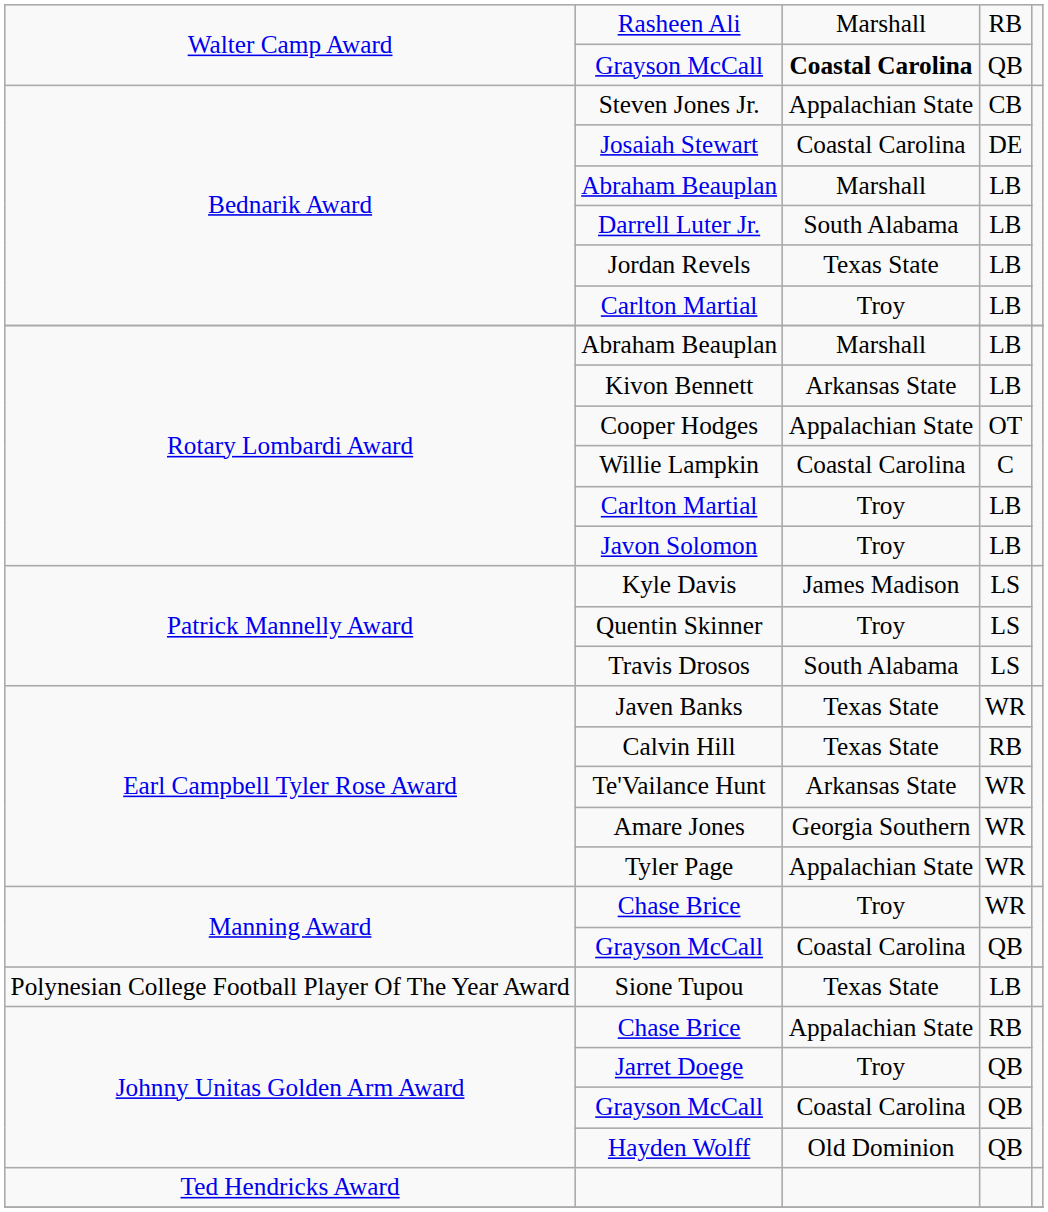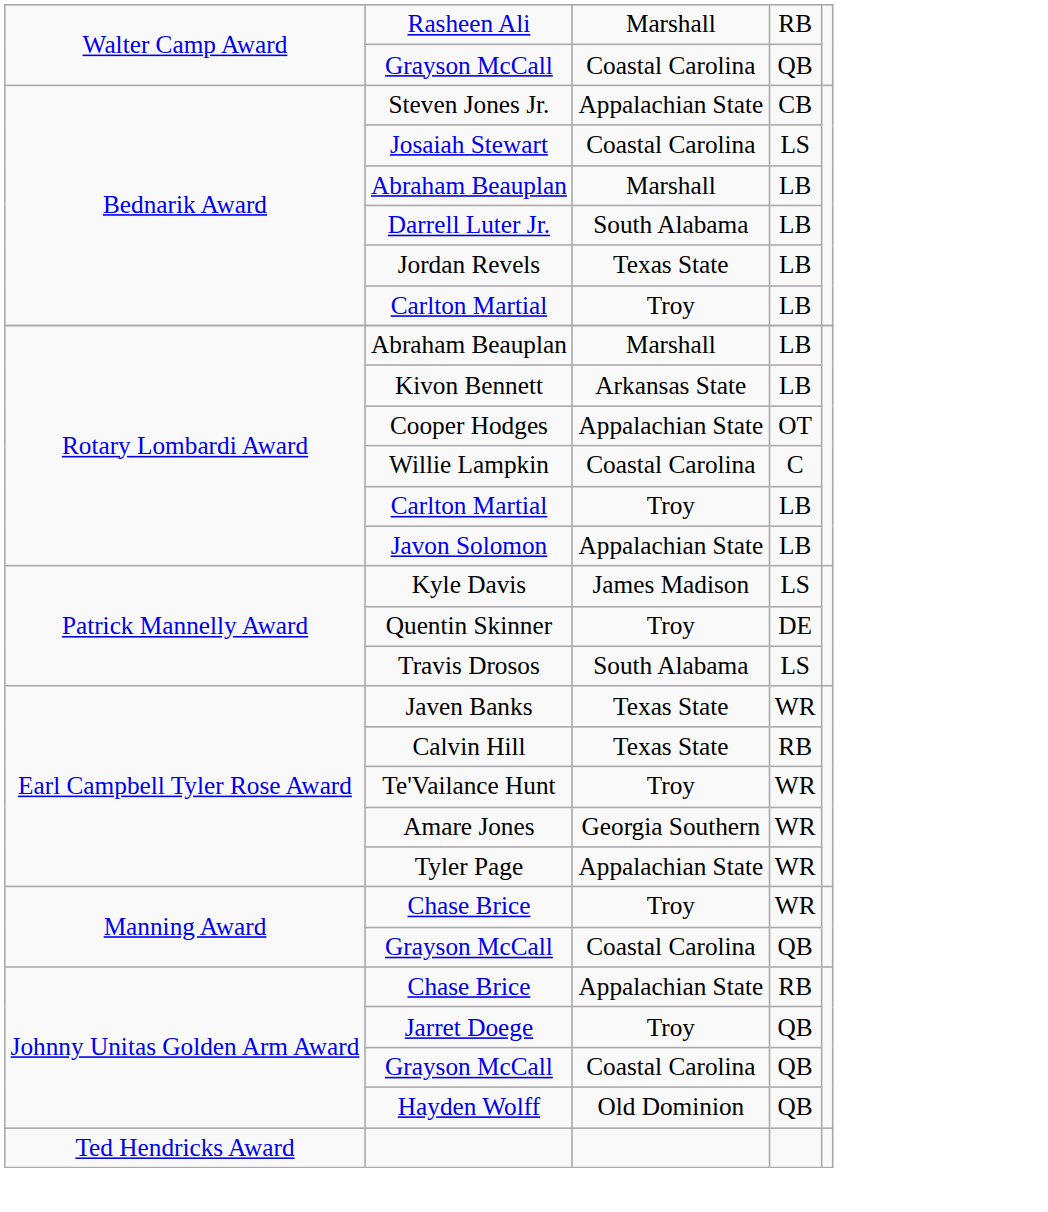(881, 64) bold -> (671, 64) normal
(1005, 144) DE -> (795, 144) LS
(881, 545) Troy -> (671, 545) Appalachian State
(1005, 625) LS -> (795, 625) DE
(881, 786) Arkansas State -> (671, 786) Troy
- row: (290, 986)
